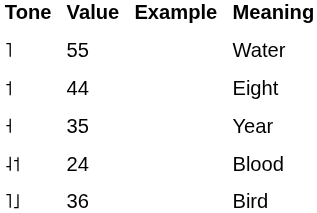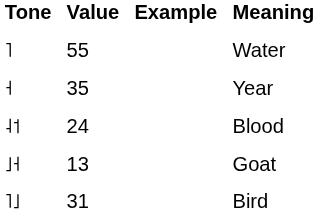- row: (255, 88)
+ row: (254, 164)
(78, 202) 36 -> (78, 202) 31
